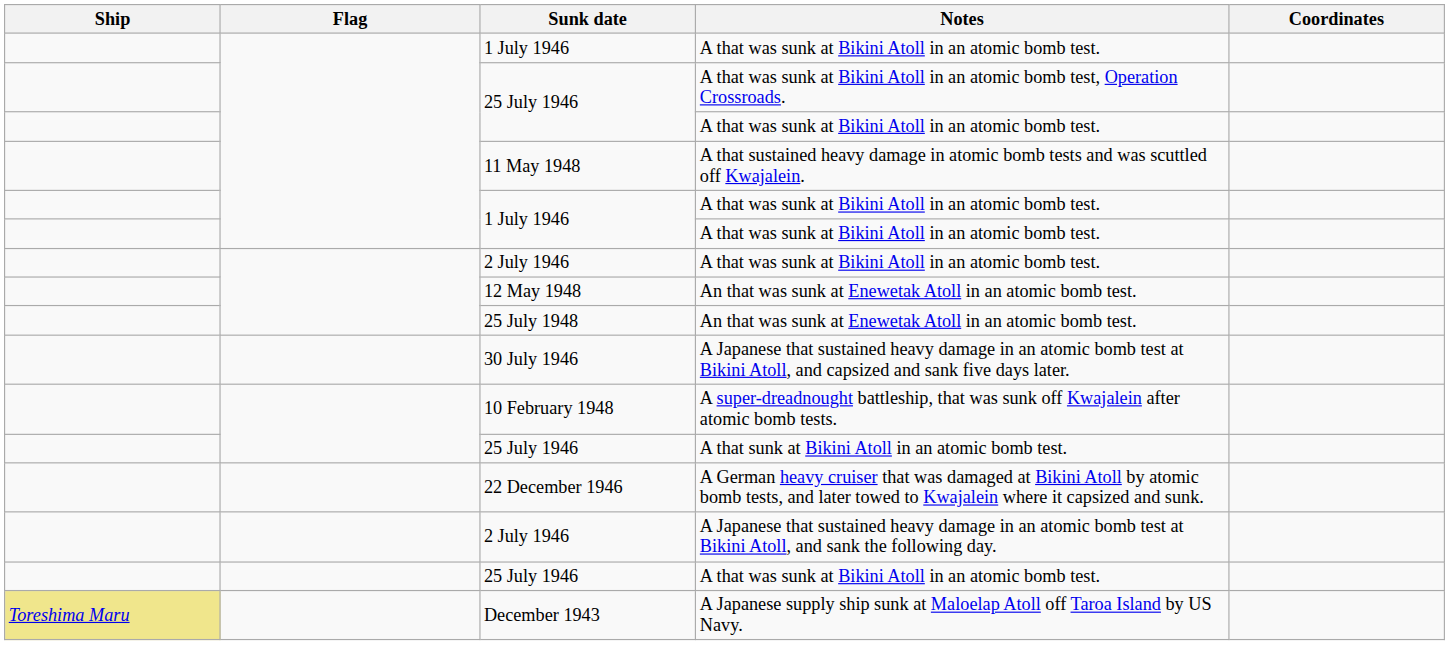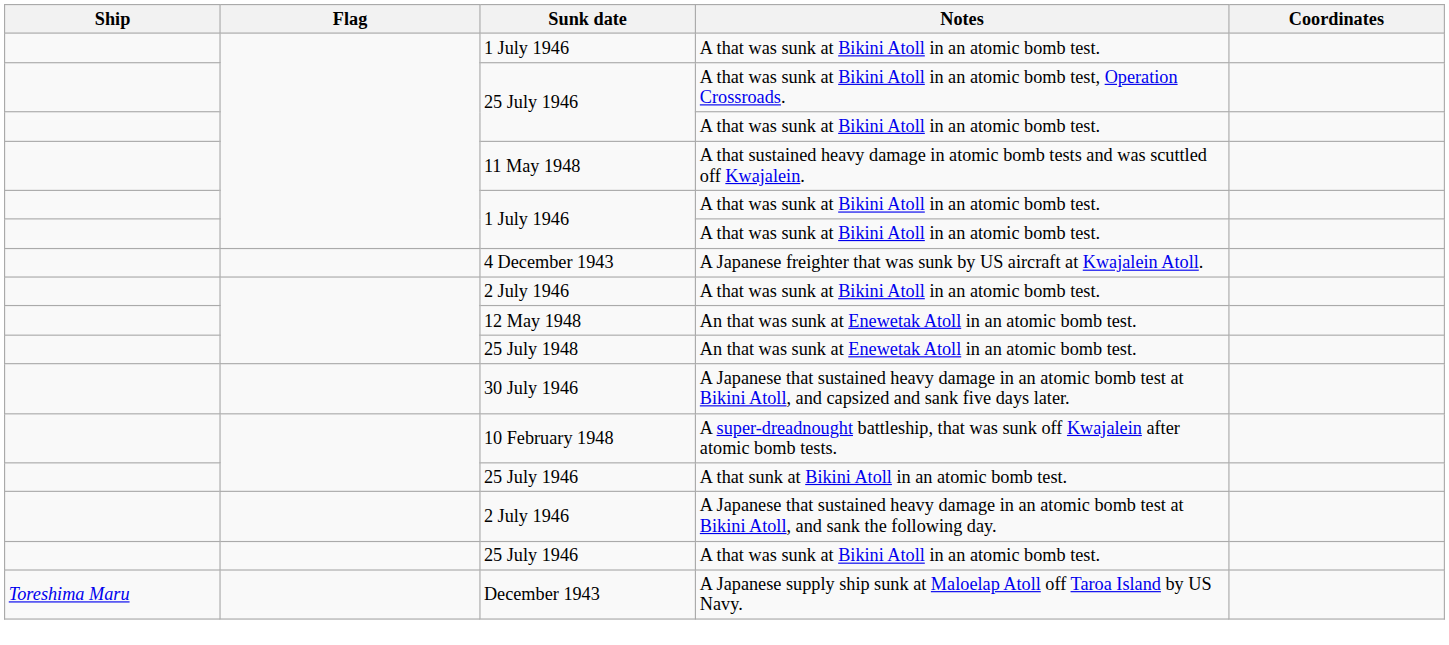+ row: (549, 262)
- row: (553, 487)
(69, 615) khaki background -> (69, 594) no background
